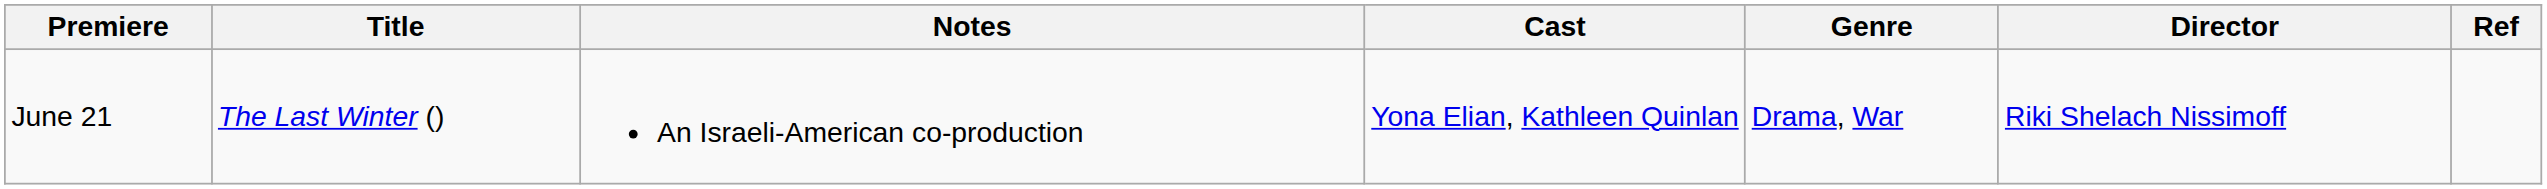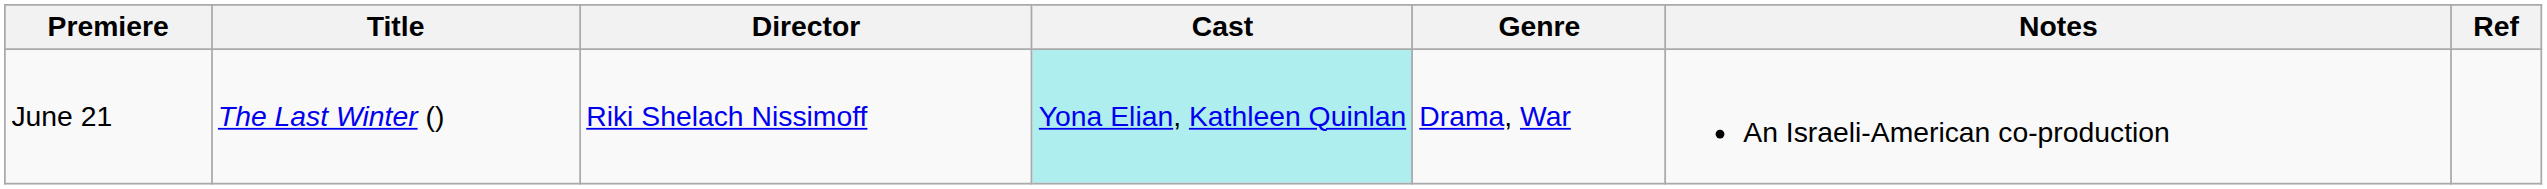columns swapped: (2225, 26) <-> (972, 26)
(1555, 116) no background -> (1223, 116) paleturquoise background
